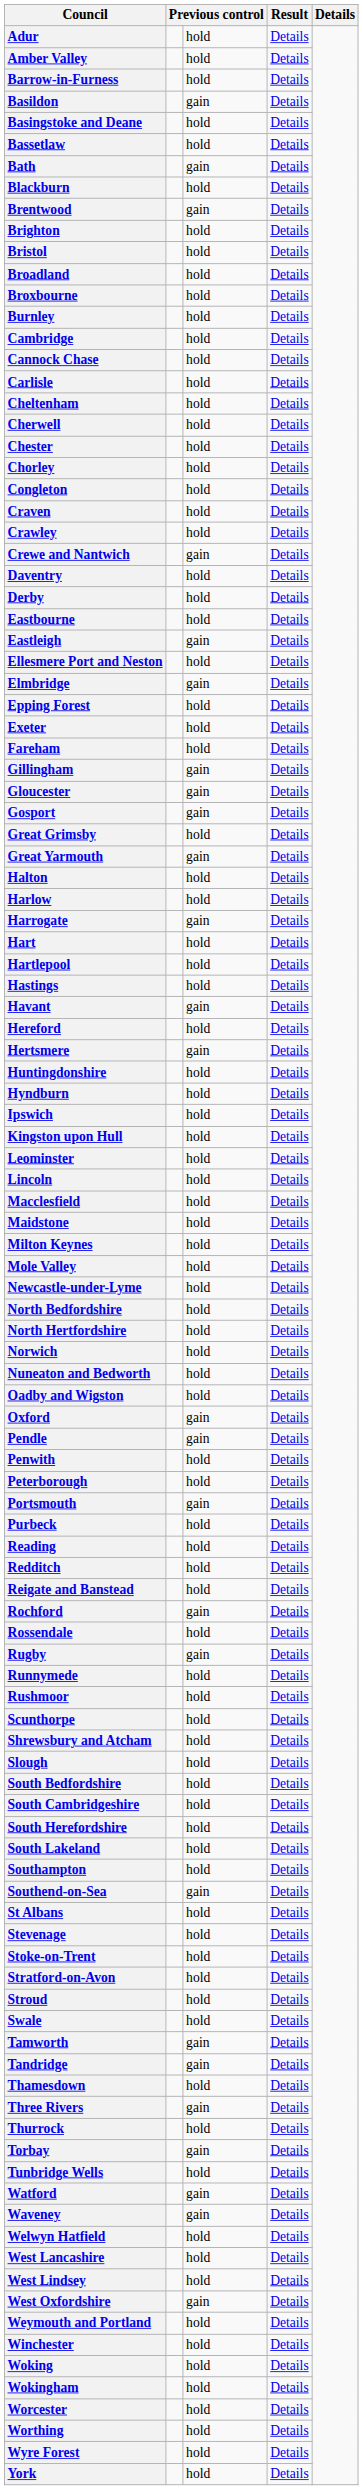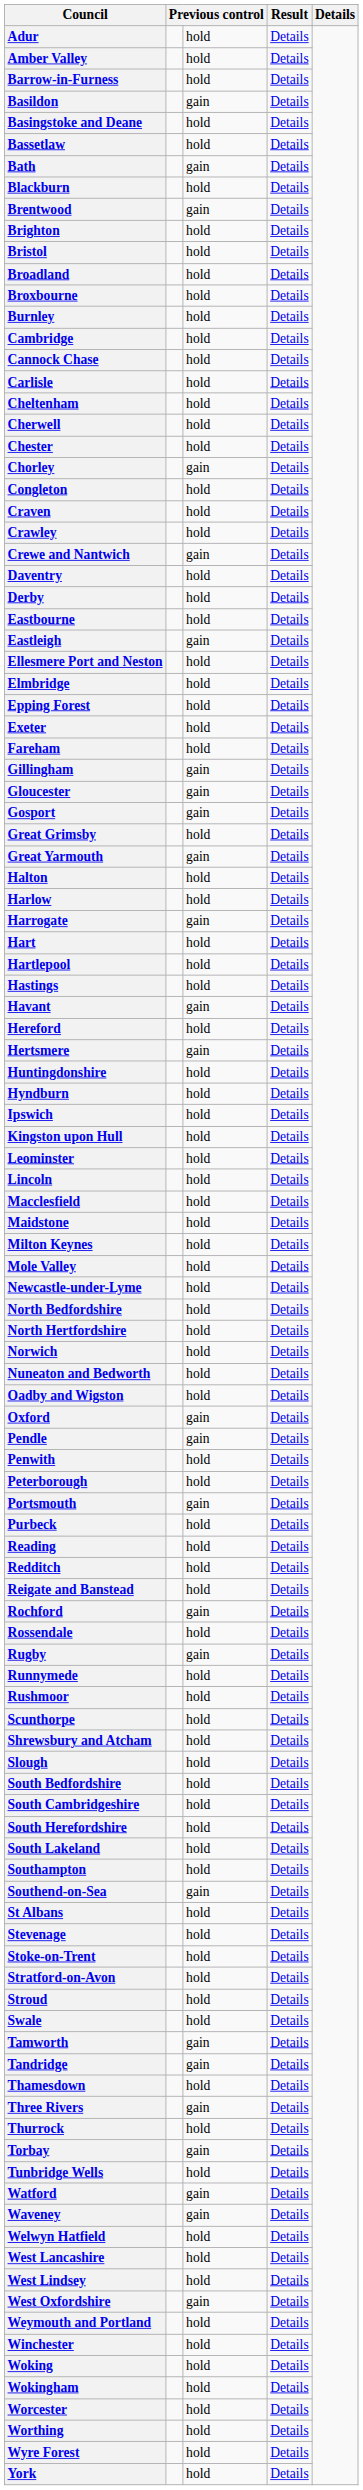(198, 468) hold -> (198, 468) gain
(198, 683) gain -> (198, 683) hold
